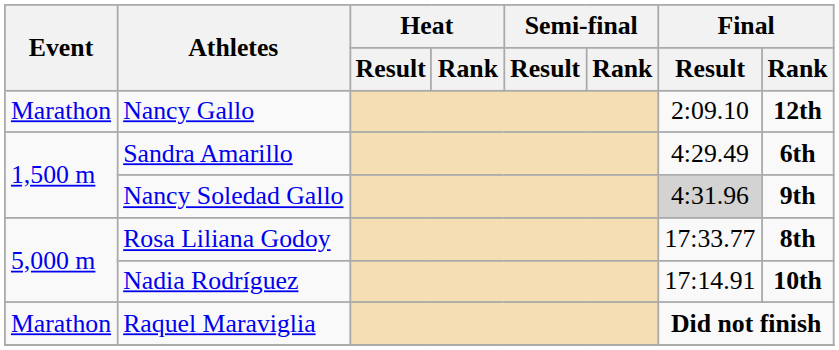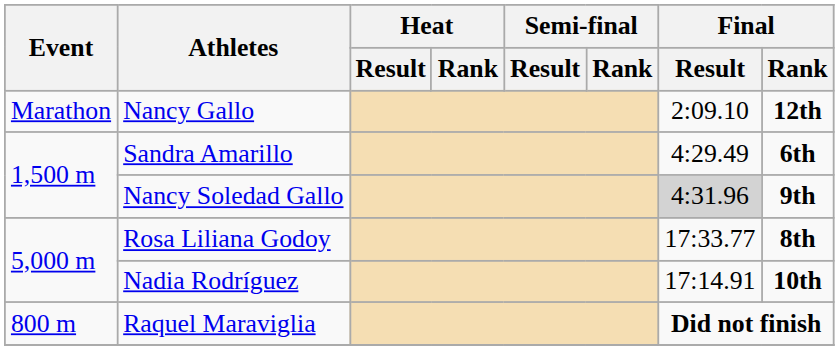(61, 323) Marathon -> (44, 323) 800 m
